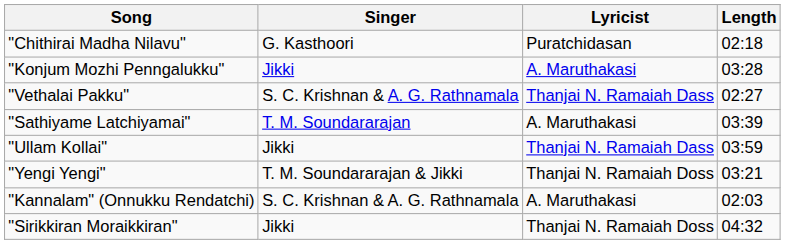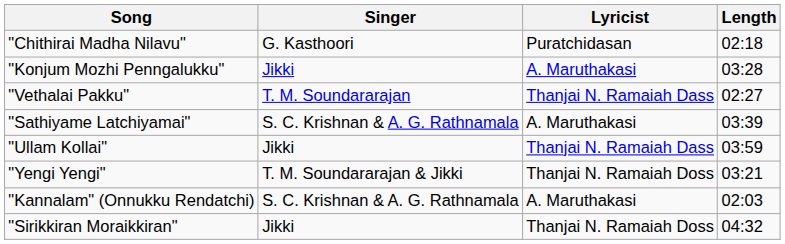(390, 95) S. C. Krishnan & A. G. Rathnamala -> (336, 95) T. M. Soundararajan
(336, 122) T. M. Soundararajan -> (390, 122) S. C. Krishnan & A. G. Rathnamala
